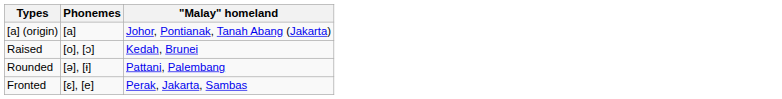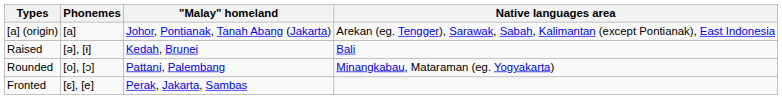+ column: (556, 13)
(79, 49) [o], [ɔ] -> (77, 49) [ə], [ɨ]
(77, 67) [ə], [ɨ] -> (79, 67) [o], [ɔ]
